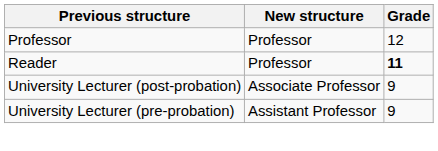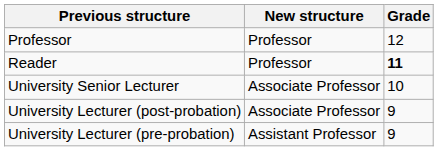+ row: (93, 87)
